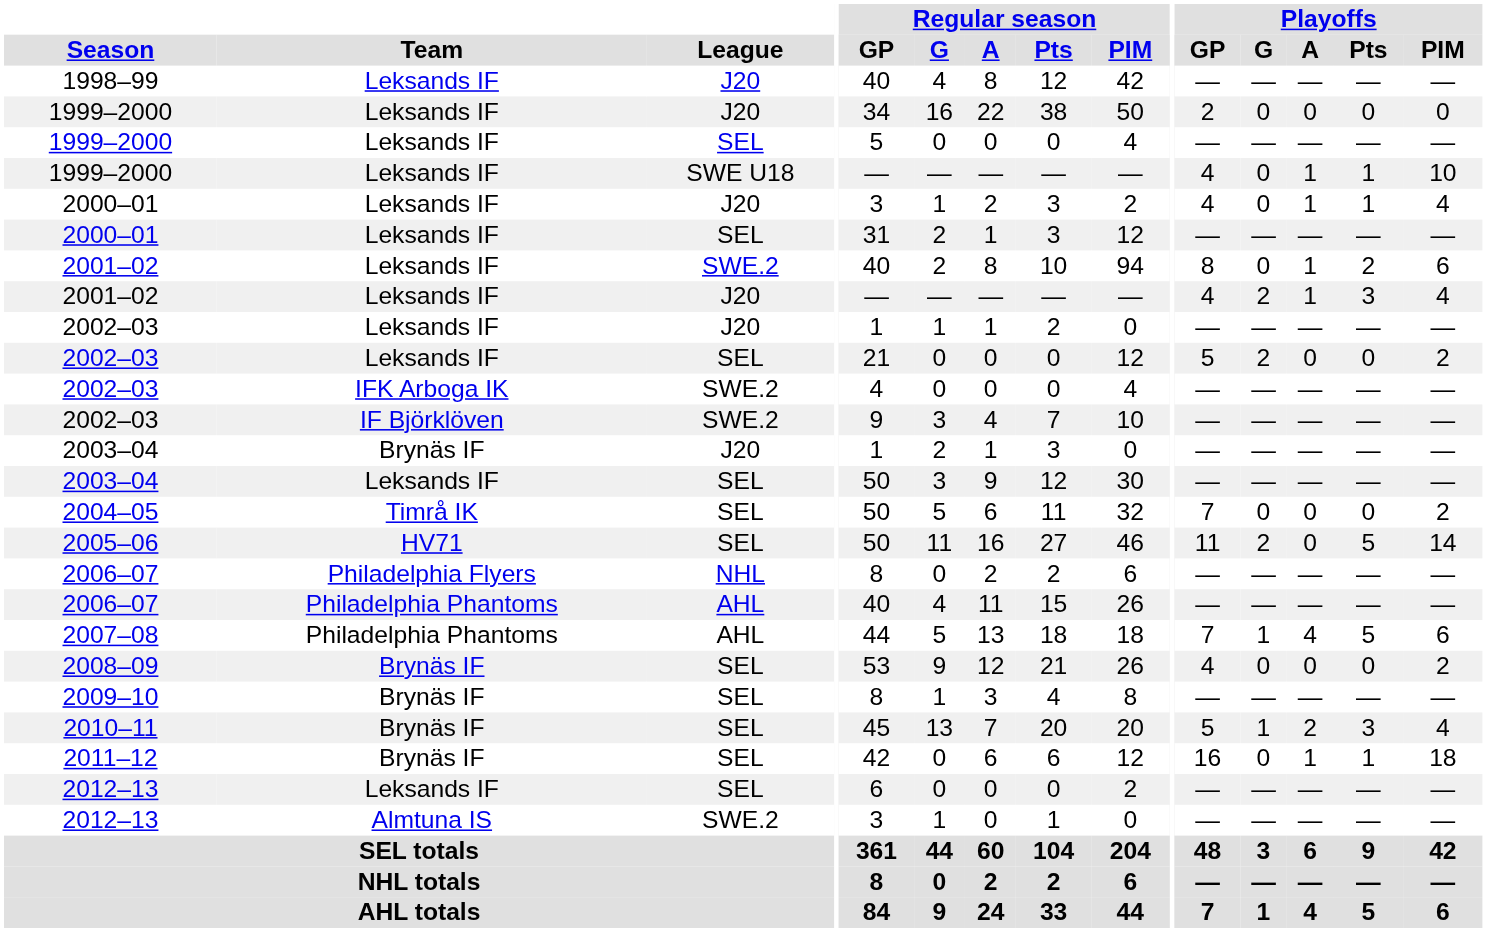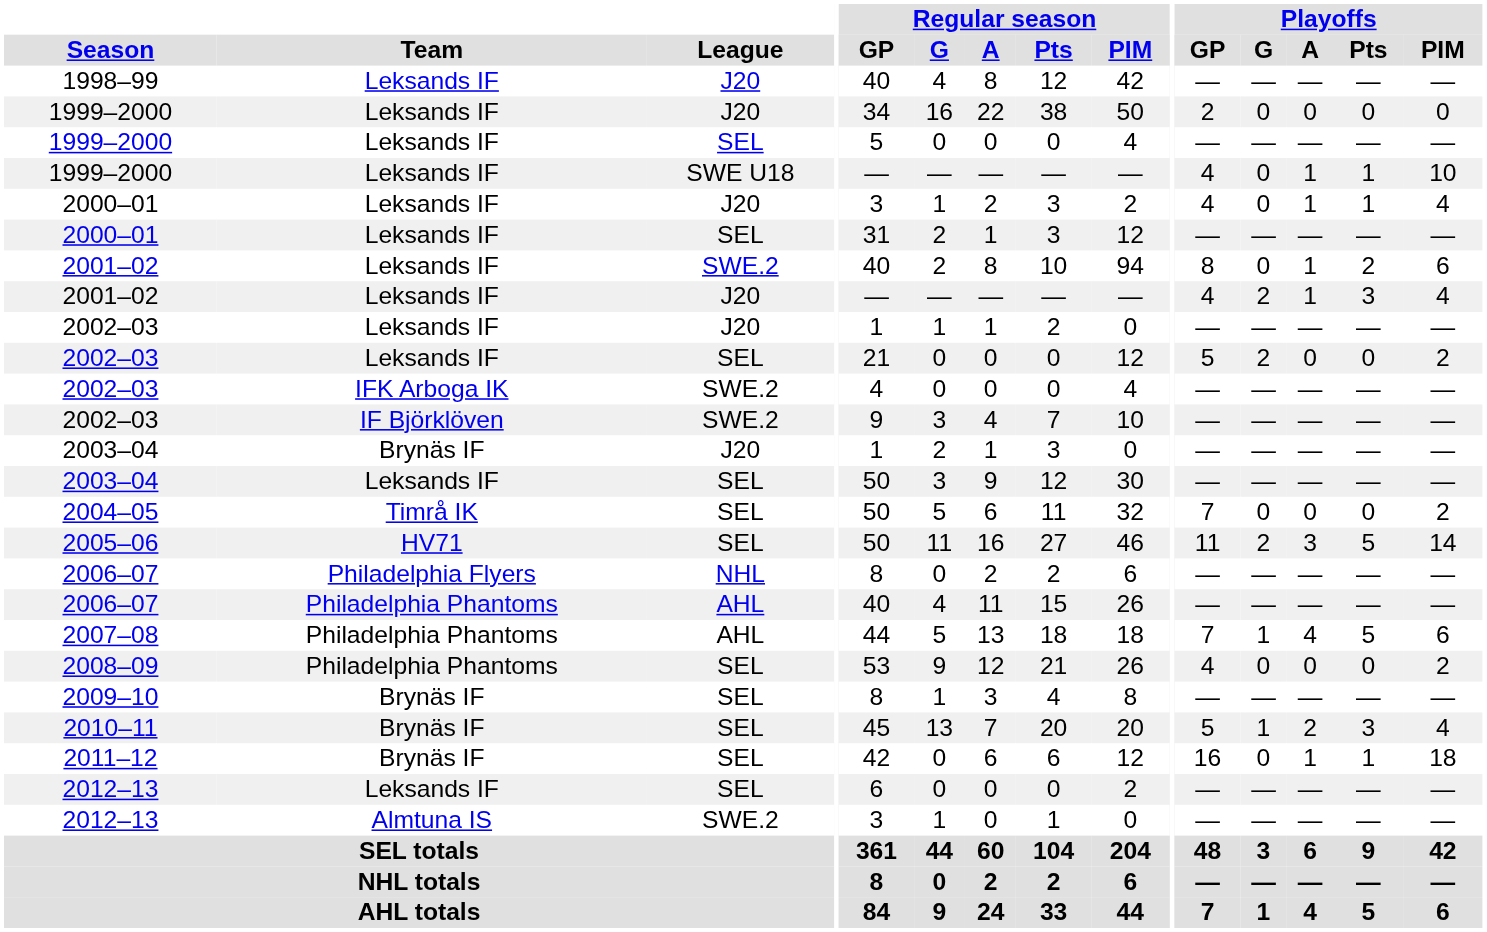(1310, 542) 0 -> (1310, 542) 3
(432, 665) Brynäs IF -> (432, 665) Philadelphia Phantoms
